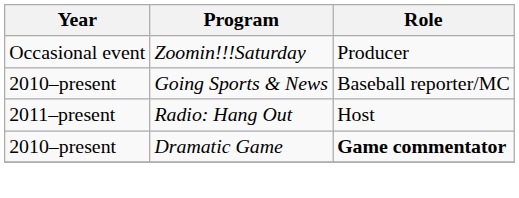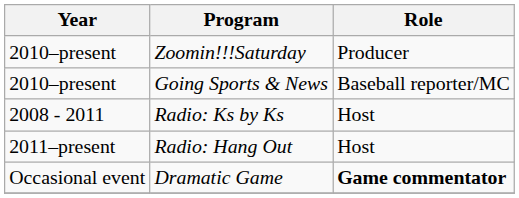(77, 51) Occasional event -> (63, 51) 2010–present
+ row: (219, 114)
(63, 146) 2010–present -> (77, 177) Occasional event
